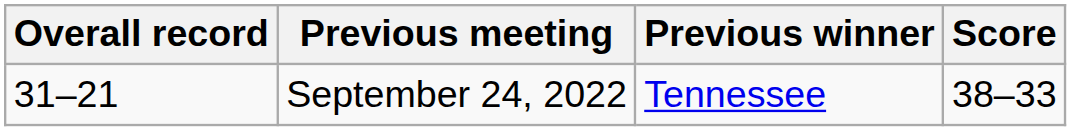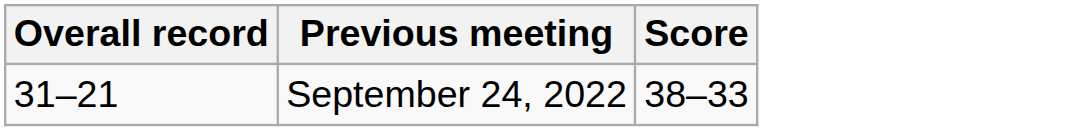- column: (789, 34)
